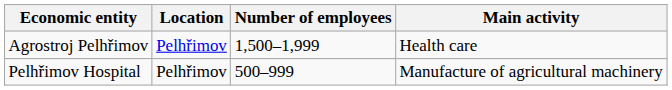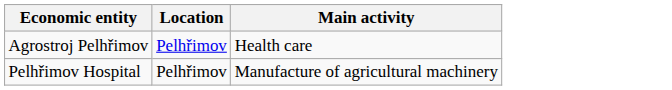- column: (313, 17)
